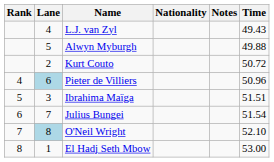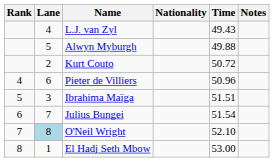columns swapped: (254, 13) <-> (224, 13)
(48, 81) lightblue background -> (48, 81) no background
